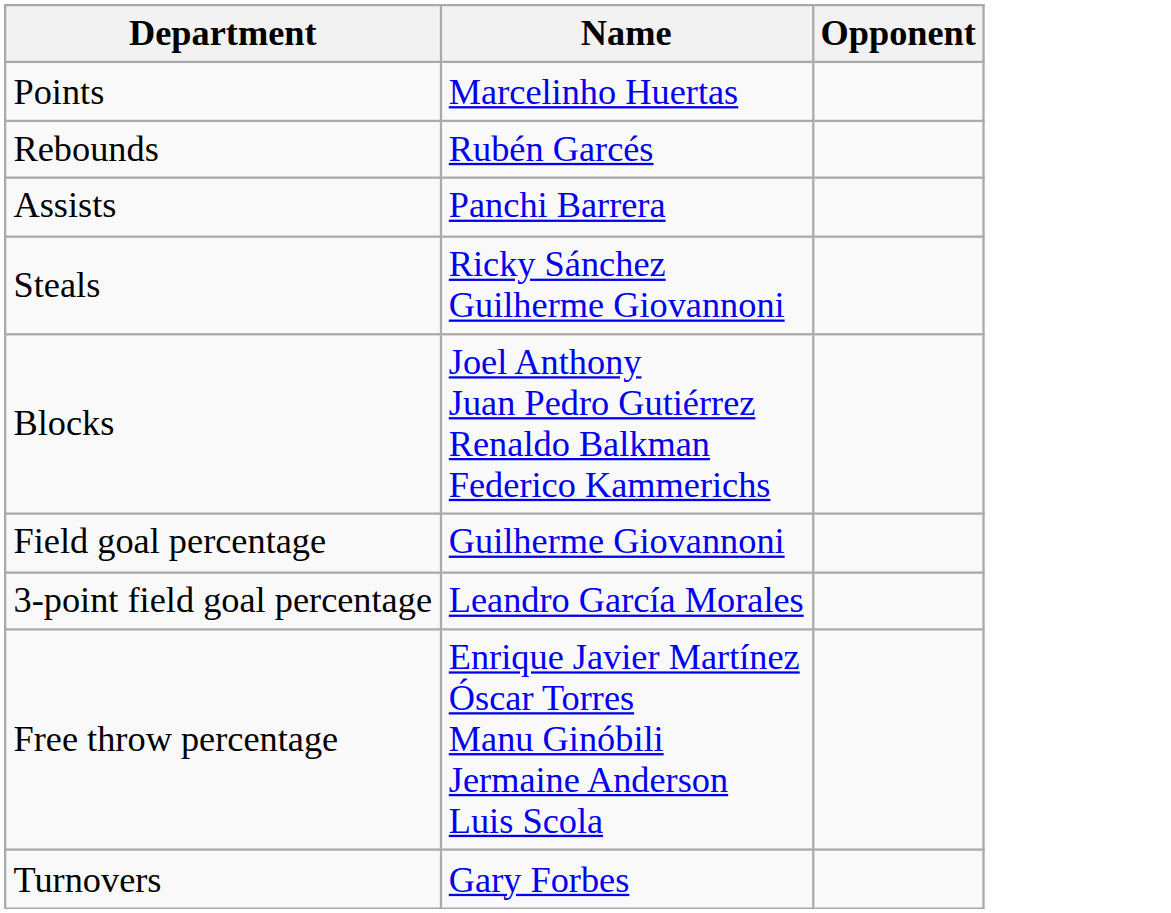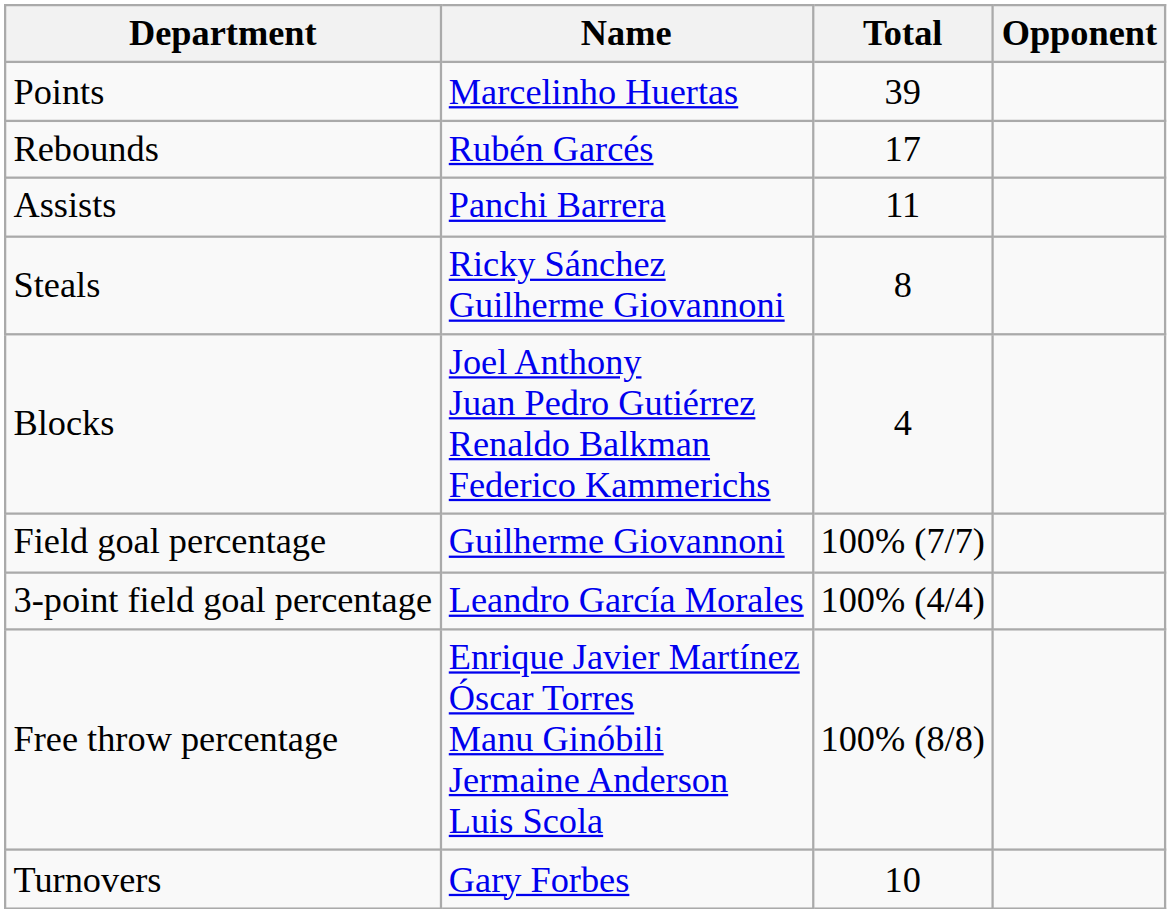+ column: (903, 33)
